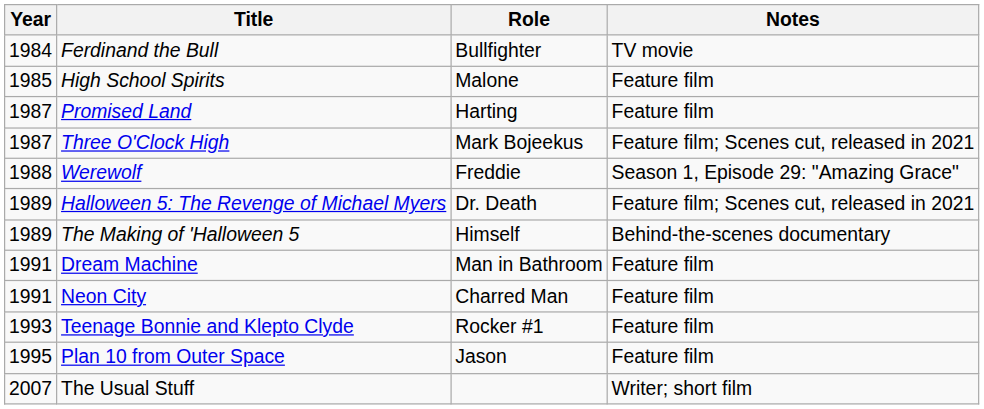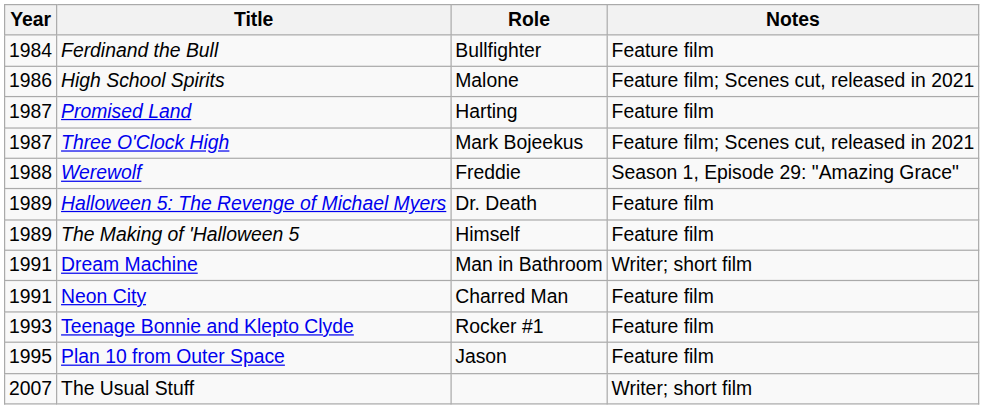(652, 50) TV movie -> (663, 50) Feature film
(31, 81) 1985 -> (31, 81) 1986
(663, 81) Feature film -> (793, 81) Feature film; Scenes cut, released in 2021
(793, 204) Feature film; Scenes cut, released in 2021 -> (663, 204) Feature film
(751, 234) Behind-the-scenes documentary -> (663, 234) Feature film
(663, 265) Feature film -> (682, 265) Writer; short film
